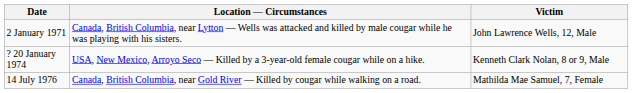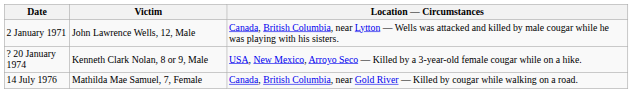columns swapped: (549, 12) <-> (270, 12)
